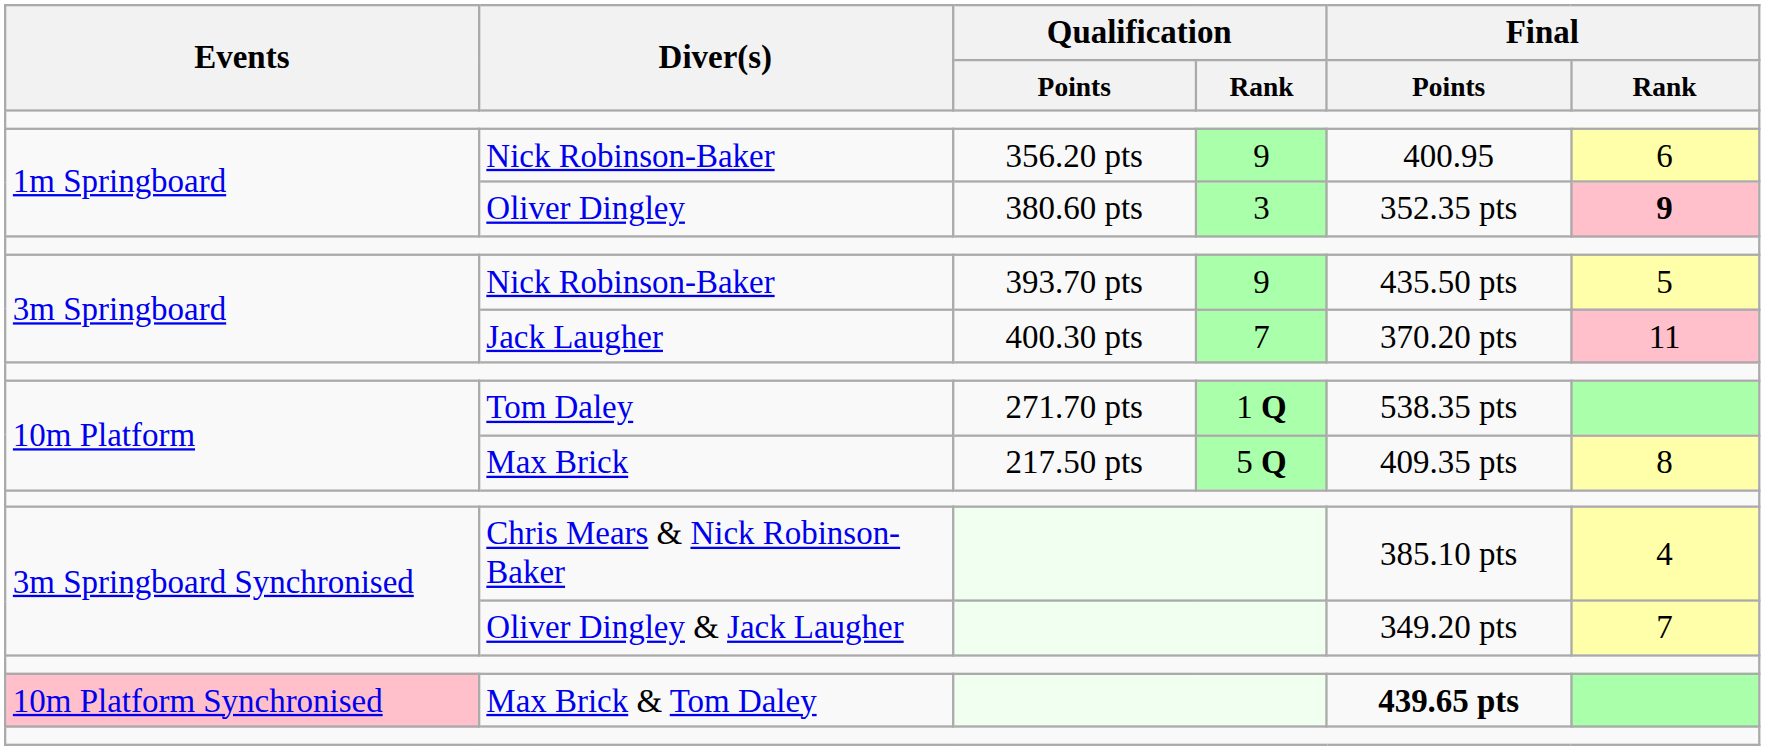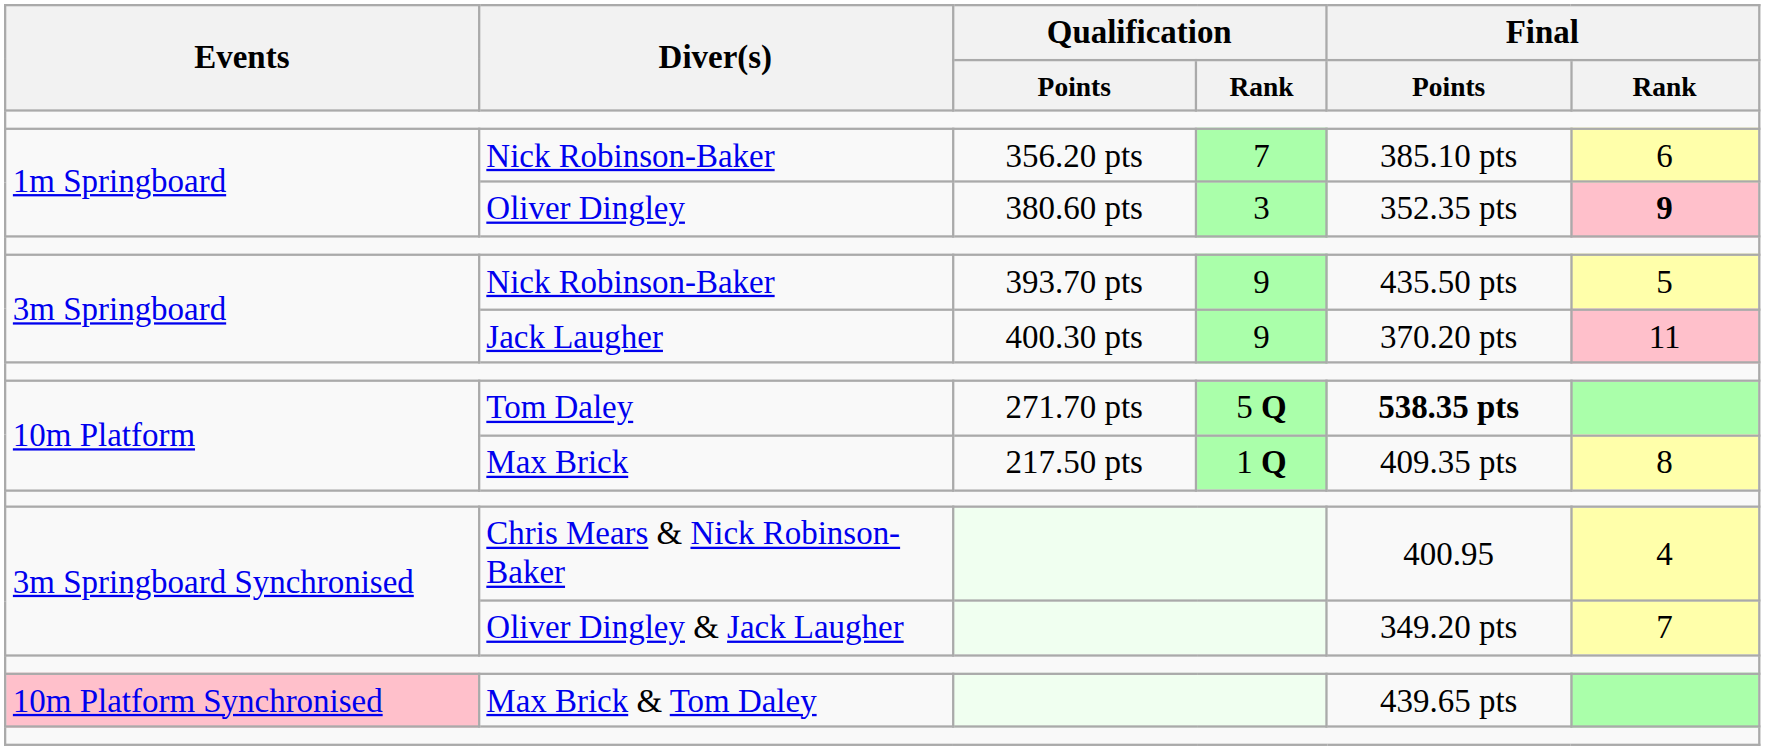(1261, 154) 9 -> (1261, 154) 7
(1449, 154) 400.95 -> (1449, 154) 385.10 pts
(1261, 335) 7 -> (1261, 335) 9
(1261, 408) 1 Q -> (1261, 408) 5 Q
(1449, 408) normal -> (1449, 408) bold
(1261, 462) 5 Q -> (1261, 462) 1 Q
(1449, 553) 385.10 pts -> (1449, 553) 400.95
(1449, 699) bold -> (1449, 699) normal
